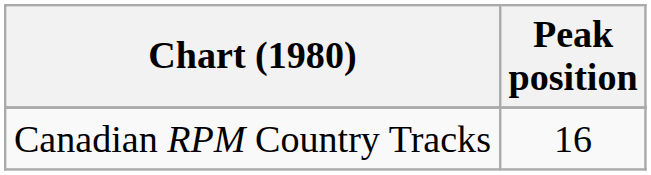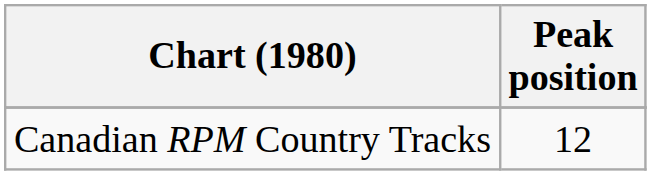(573, 137) 16 -> (573, 137) 12
